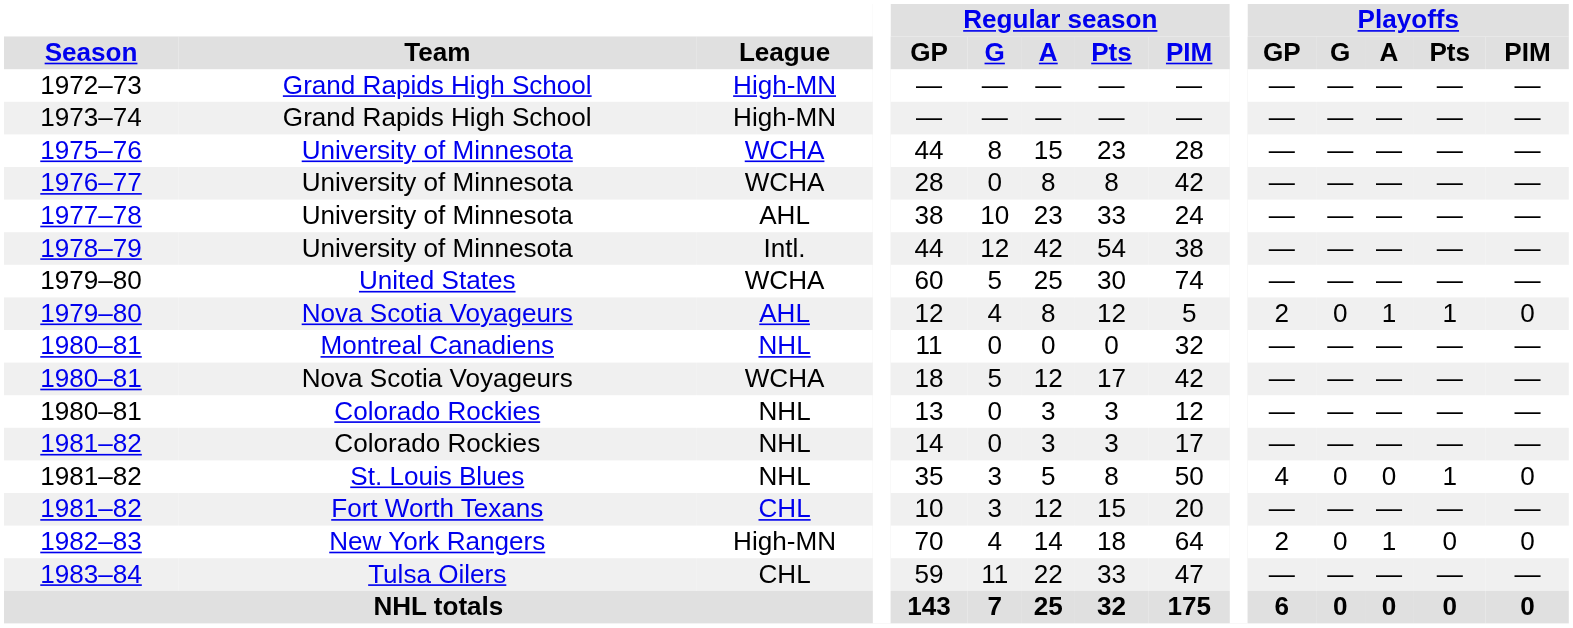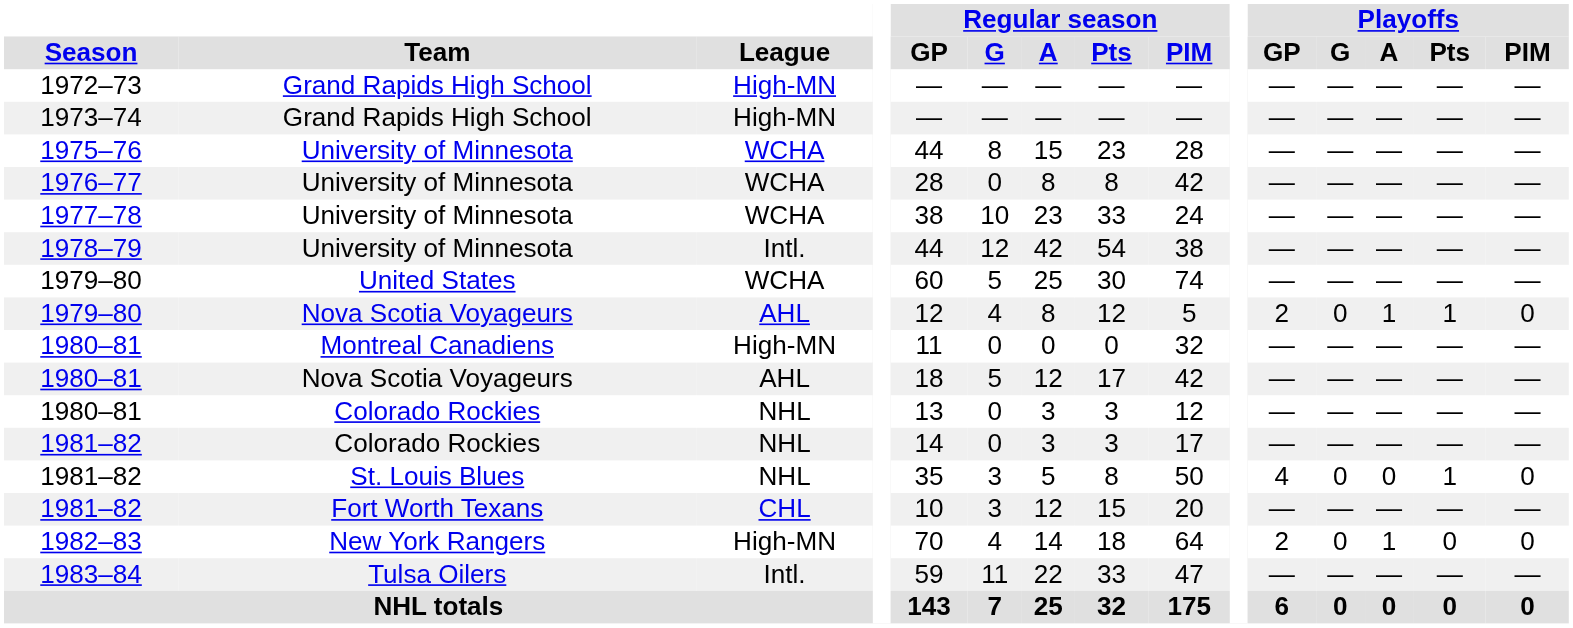(785, 215) AHL -> (785, 215) WCHA
(785, 345) NHL -> (785, 345) High-MN
(785, 378) WCHA -> (785, 378) AHL
(785, 574) CHL -> (785, 574) Intl.
